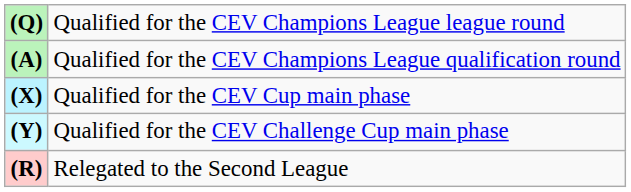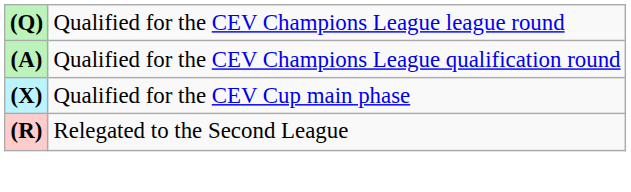- row: (281, 131)
